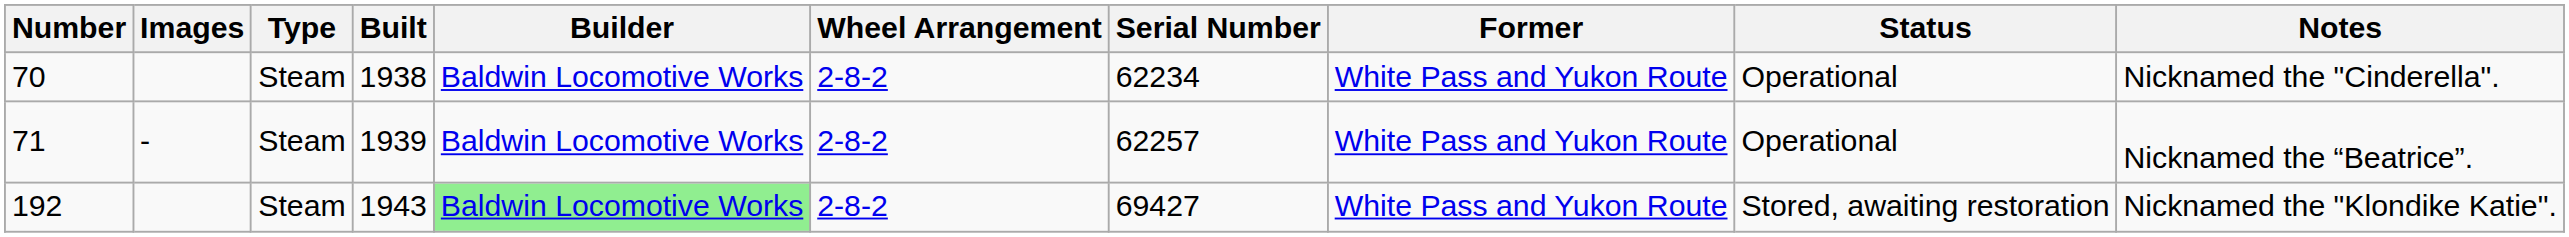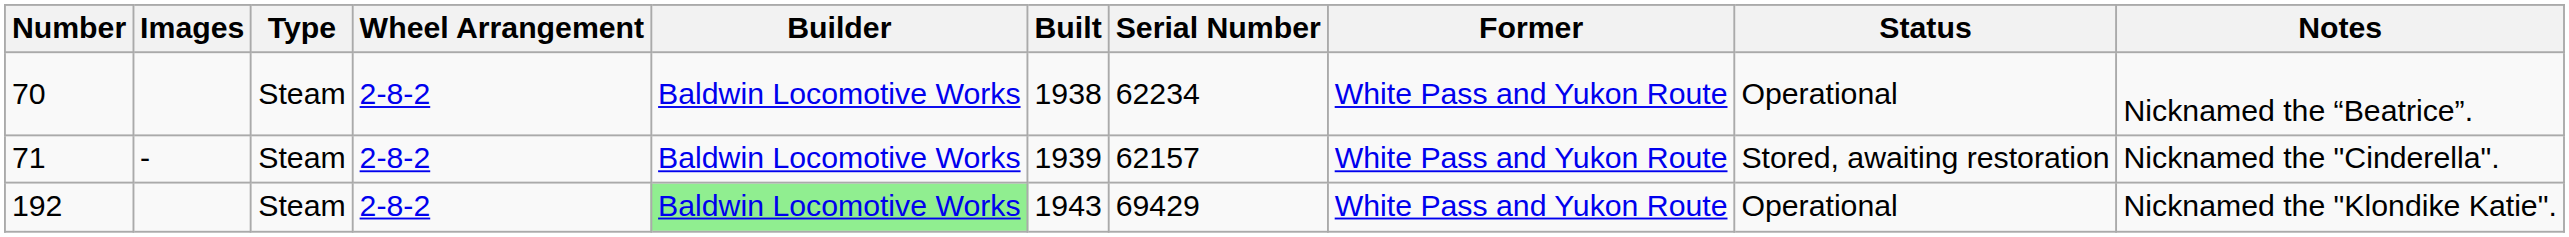columns swapped: (959, 28) <-> (393, 28)
(2312, 76) Nicknamed the "Cinderella". -> (2298, 110) Nicknamed the “Beatrice”.
(1158, 141) 62257 -> (1158, 158) 62157
(1820, 141) Operational -> (1926, 158) Stored, awaiting restoration
(2298, 158) Nicknamed the “Beatrice”. -> (2312, 158) Nicknamed the "Cinderella".
(1158, 206) 69427 -> (1158, 206) 69429
(1926, 206) Stored, awaiting restoration -> (1820, 206) Operational
